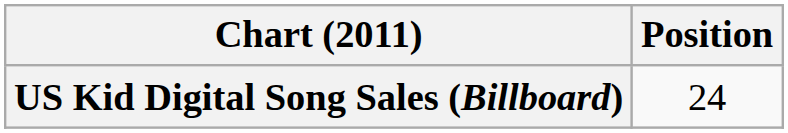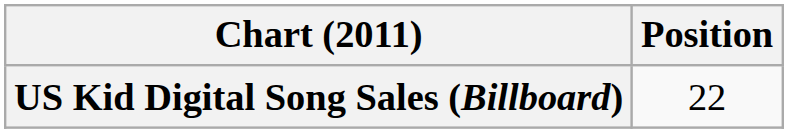(707, 95) 24 -> (707, 95) 22
